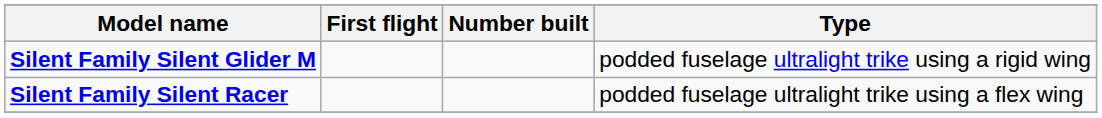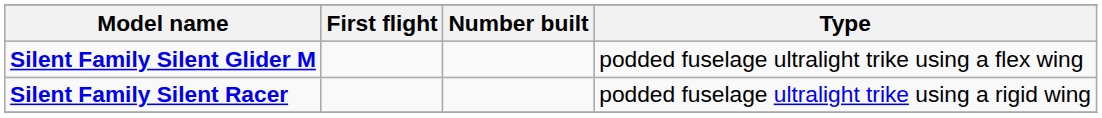(845, 59) podded fuselage ultralight trike using a rigid wing -> (841, 59) podded fuselage ultralight trike using a flex wing
(841, 95) podded fuselage ultralight trike using a flex wing -> (845, 95) podded fuselage ultralight trike using a rigid wing
